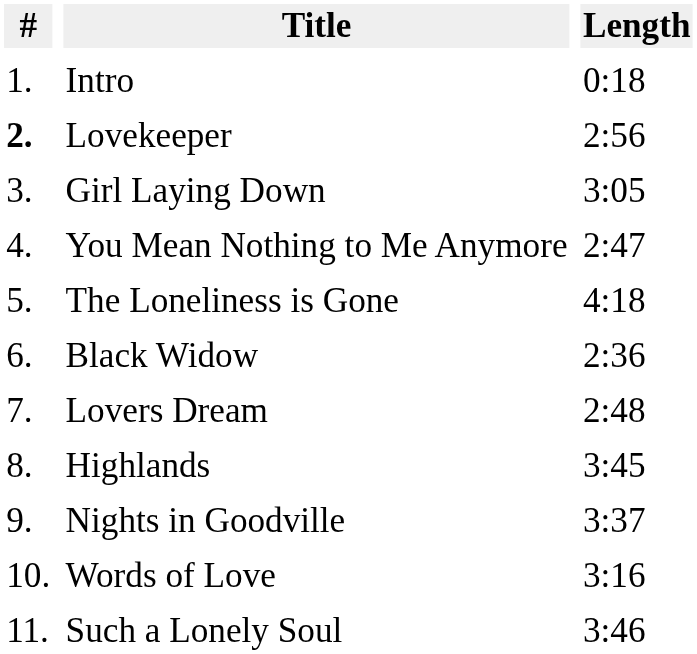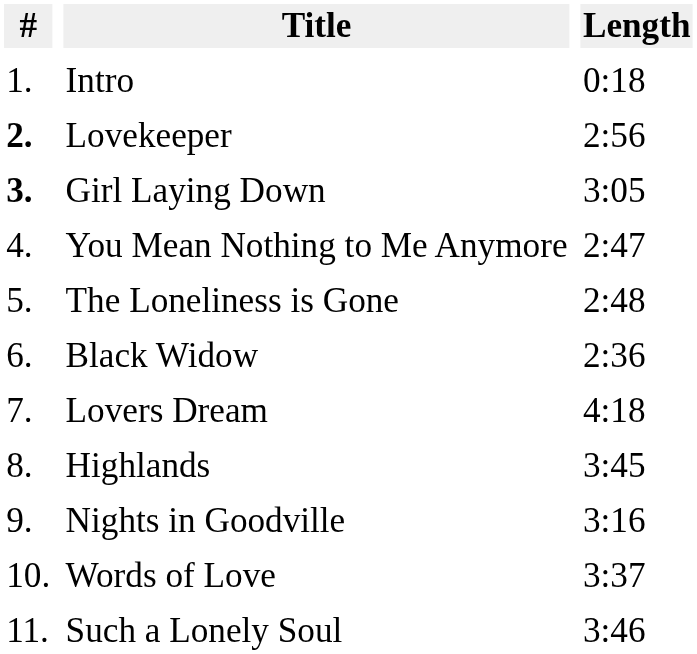(19, 190) normal -> (19, 190) bold
(614, 300) 4:18 -> (614, 300) 2:48
(614, 410) 2:48 -> (614, 410) 4:18
(614, 520) 3:37 -> (614, 520) 3:16
(614, 575) 3:16 -> (614, 575) 3:37
